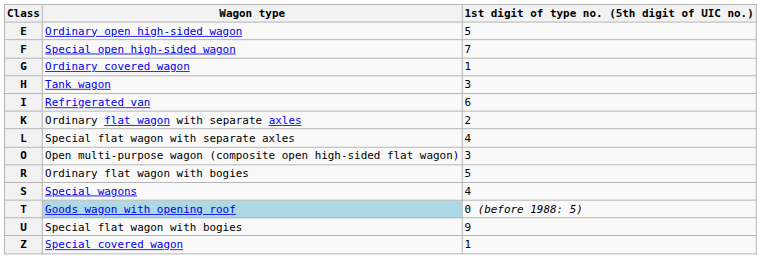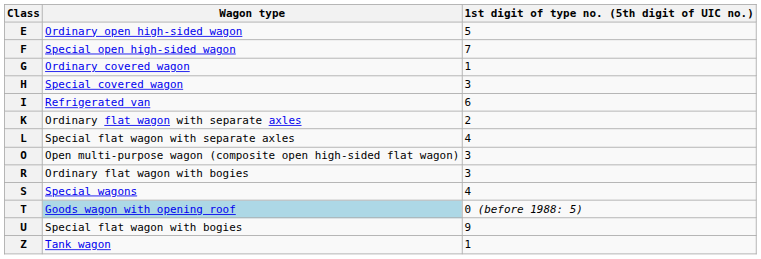(78, 85) Tank wagon -> (114, 85) Special covered wagon
(468, 173) 5 -> (468, 173) 3
(114, 245) Special covered wagon -> (78, 245) Tank wagon
